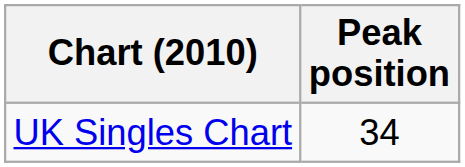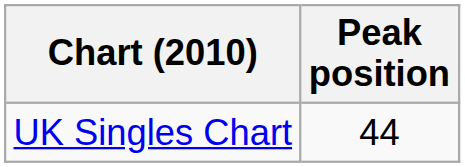(379, 131) 34 -> (379, 131) 44
